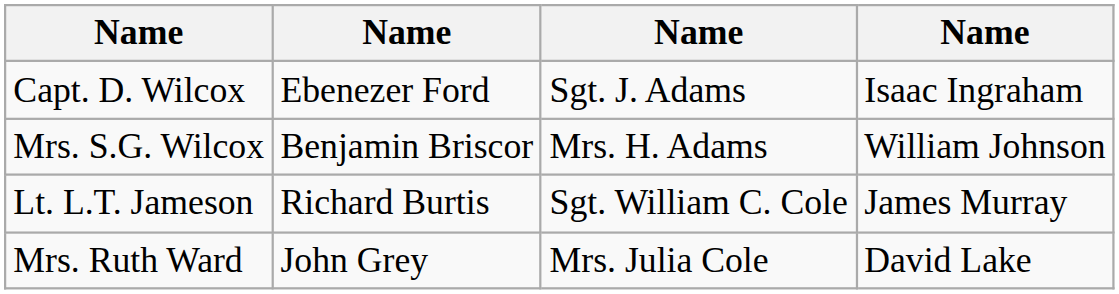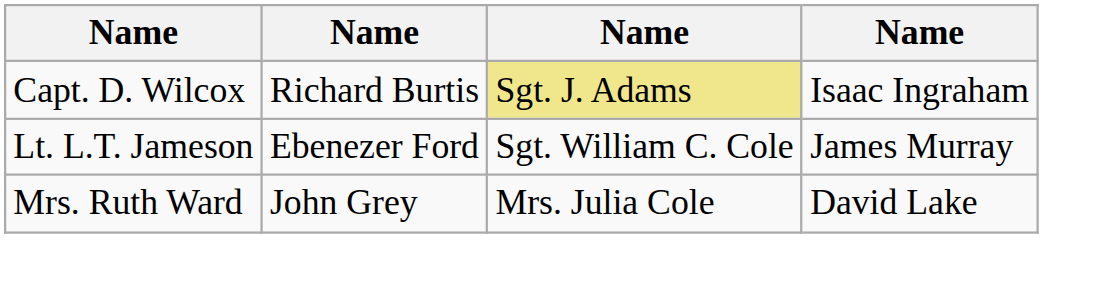(385, 89) Ebenezer Ford -> (374, 89) Richard Burtis
(648, 89) no background -> (594, 89) khaki background
- row: (139, 145)
(385, 202) Richard Burtis -> (374, 145) Ebenezer Ford
